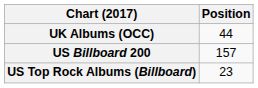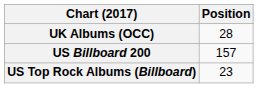(226, 33) 44 -> (226, 33) 28
